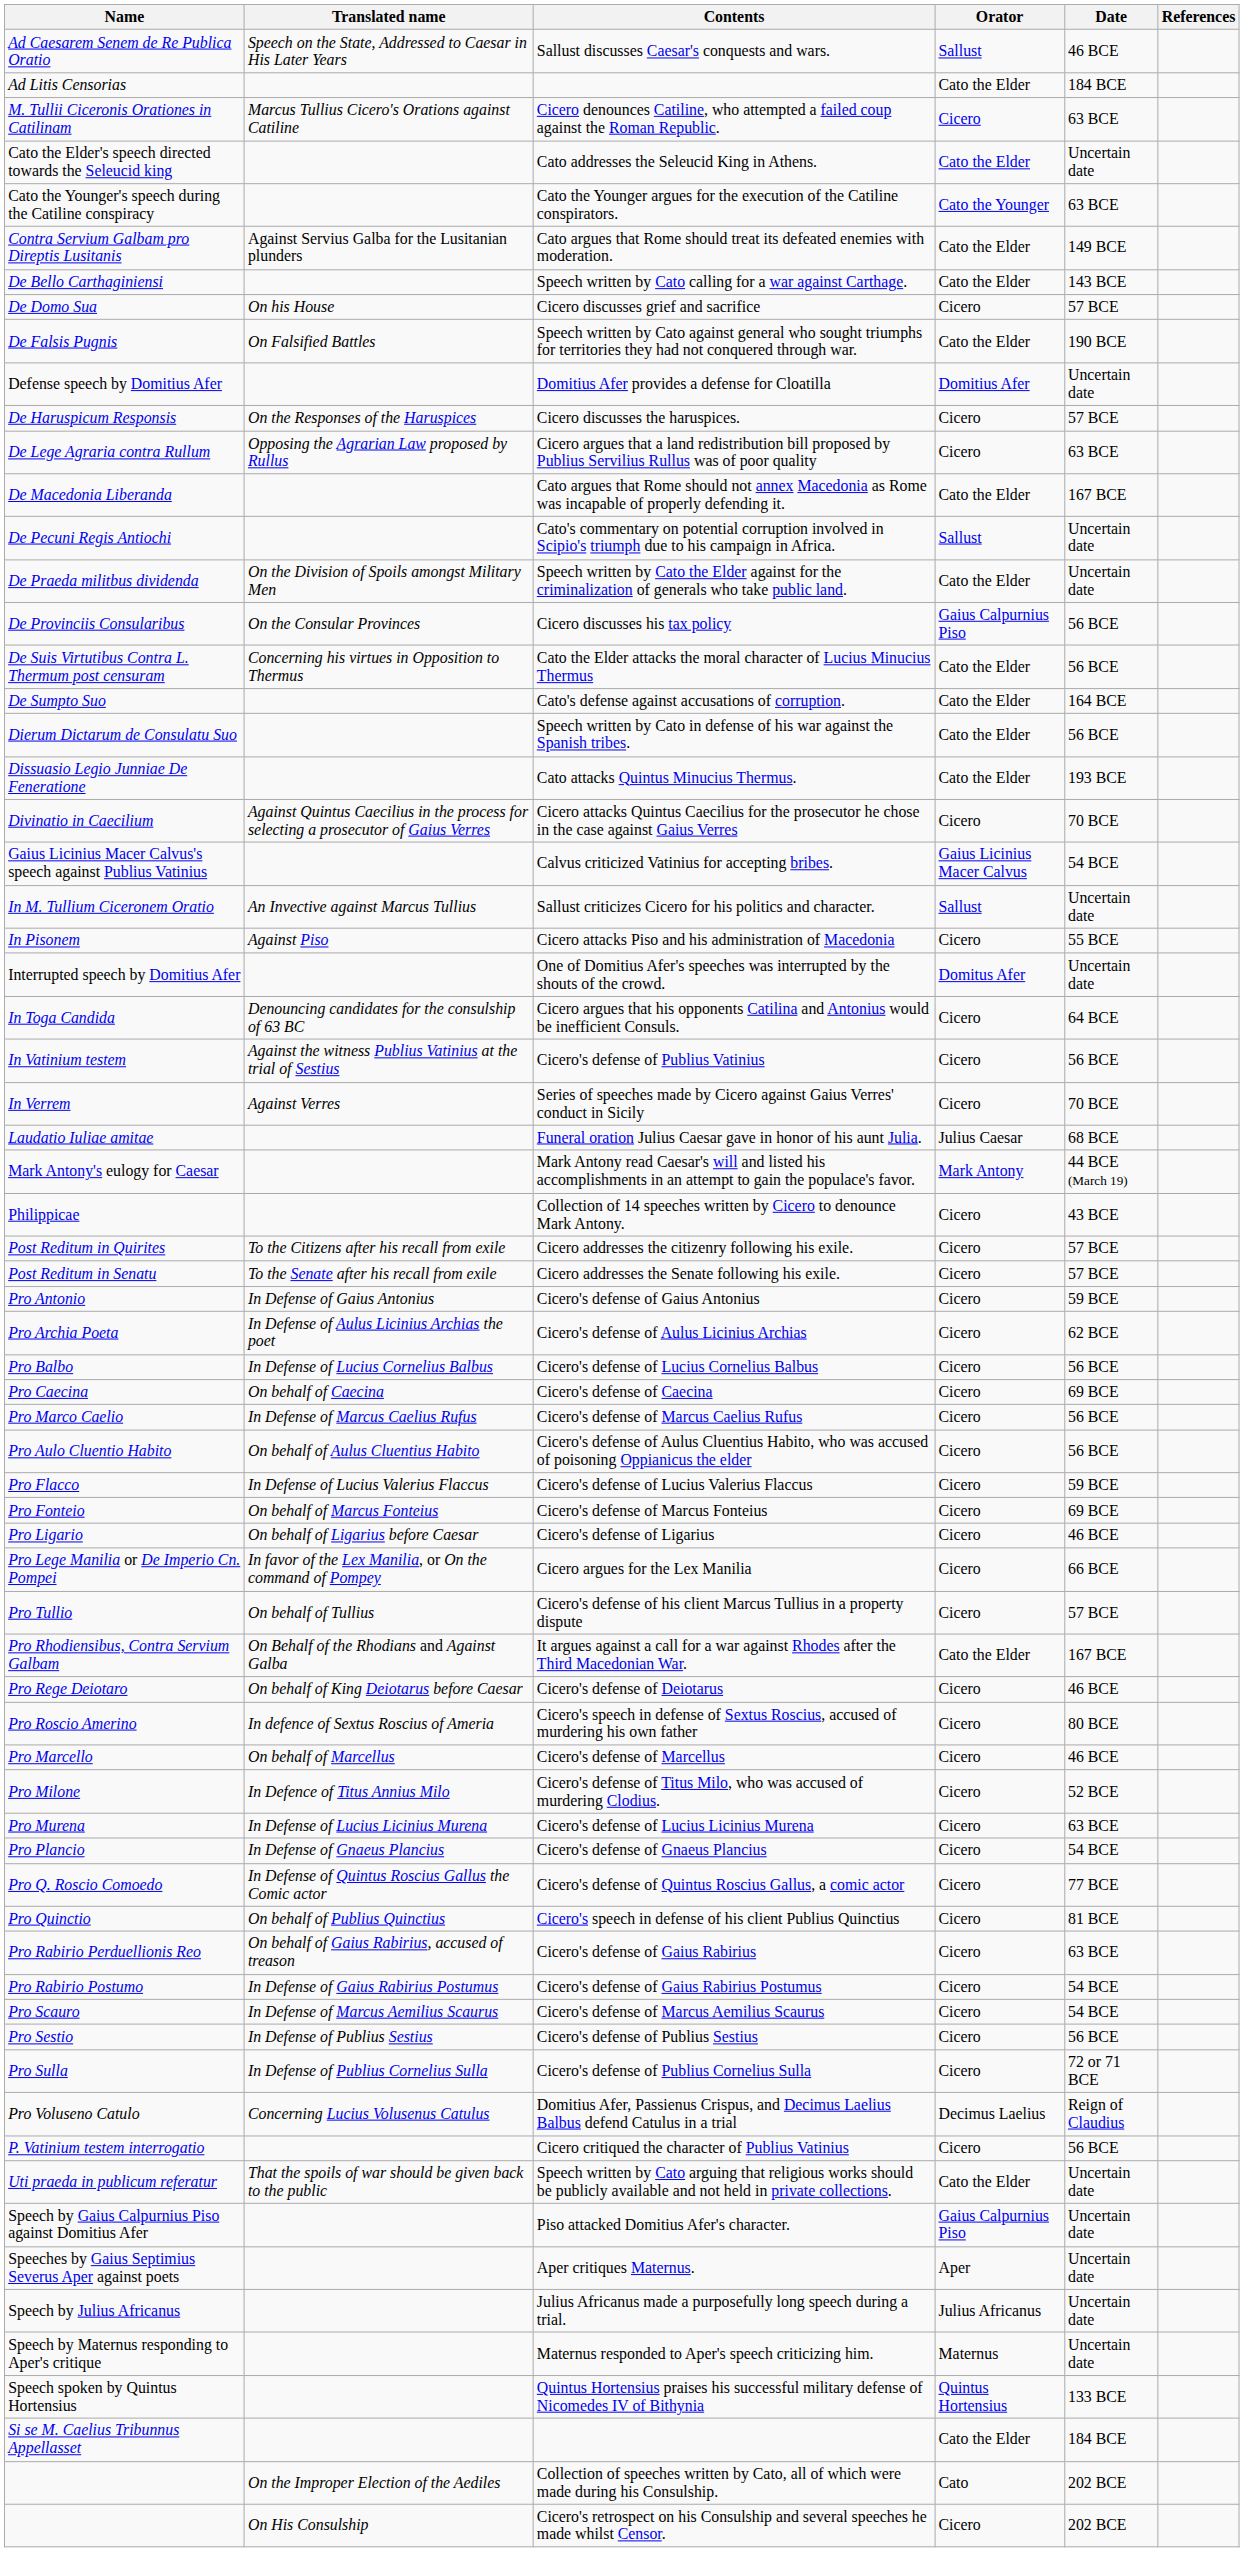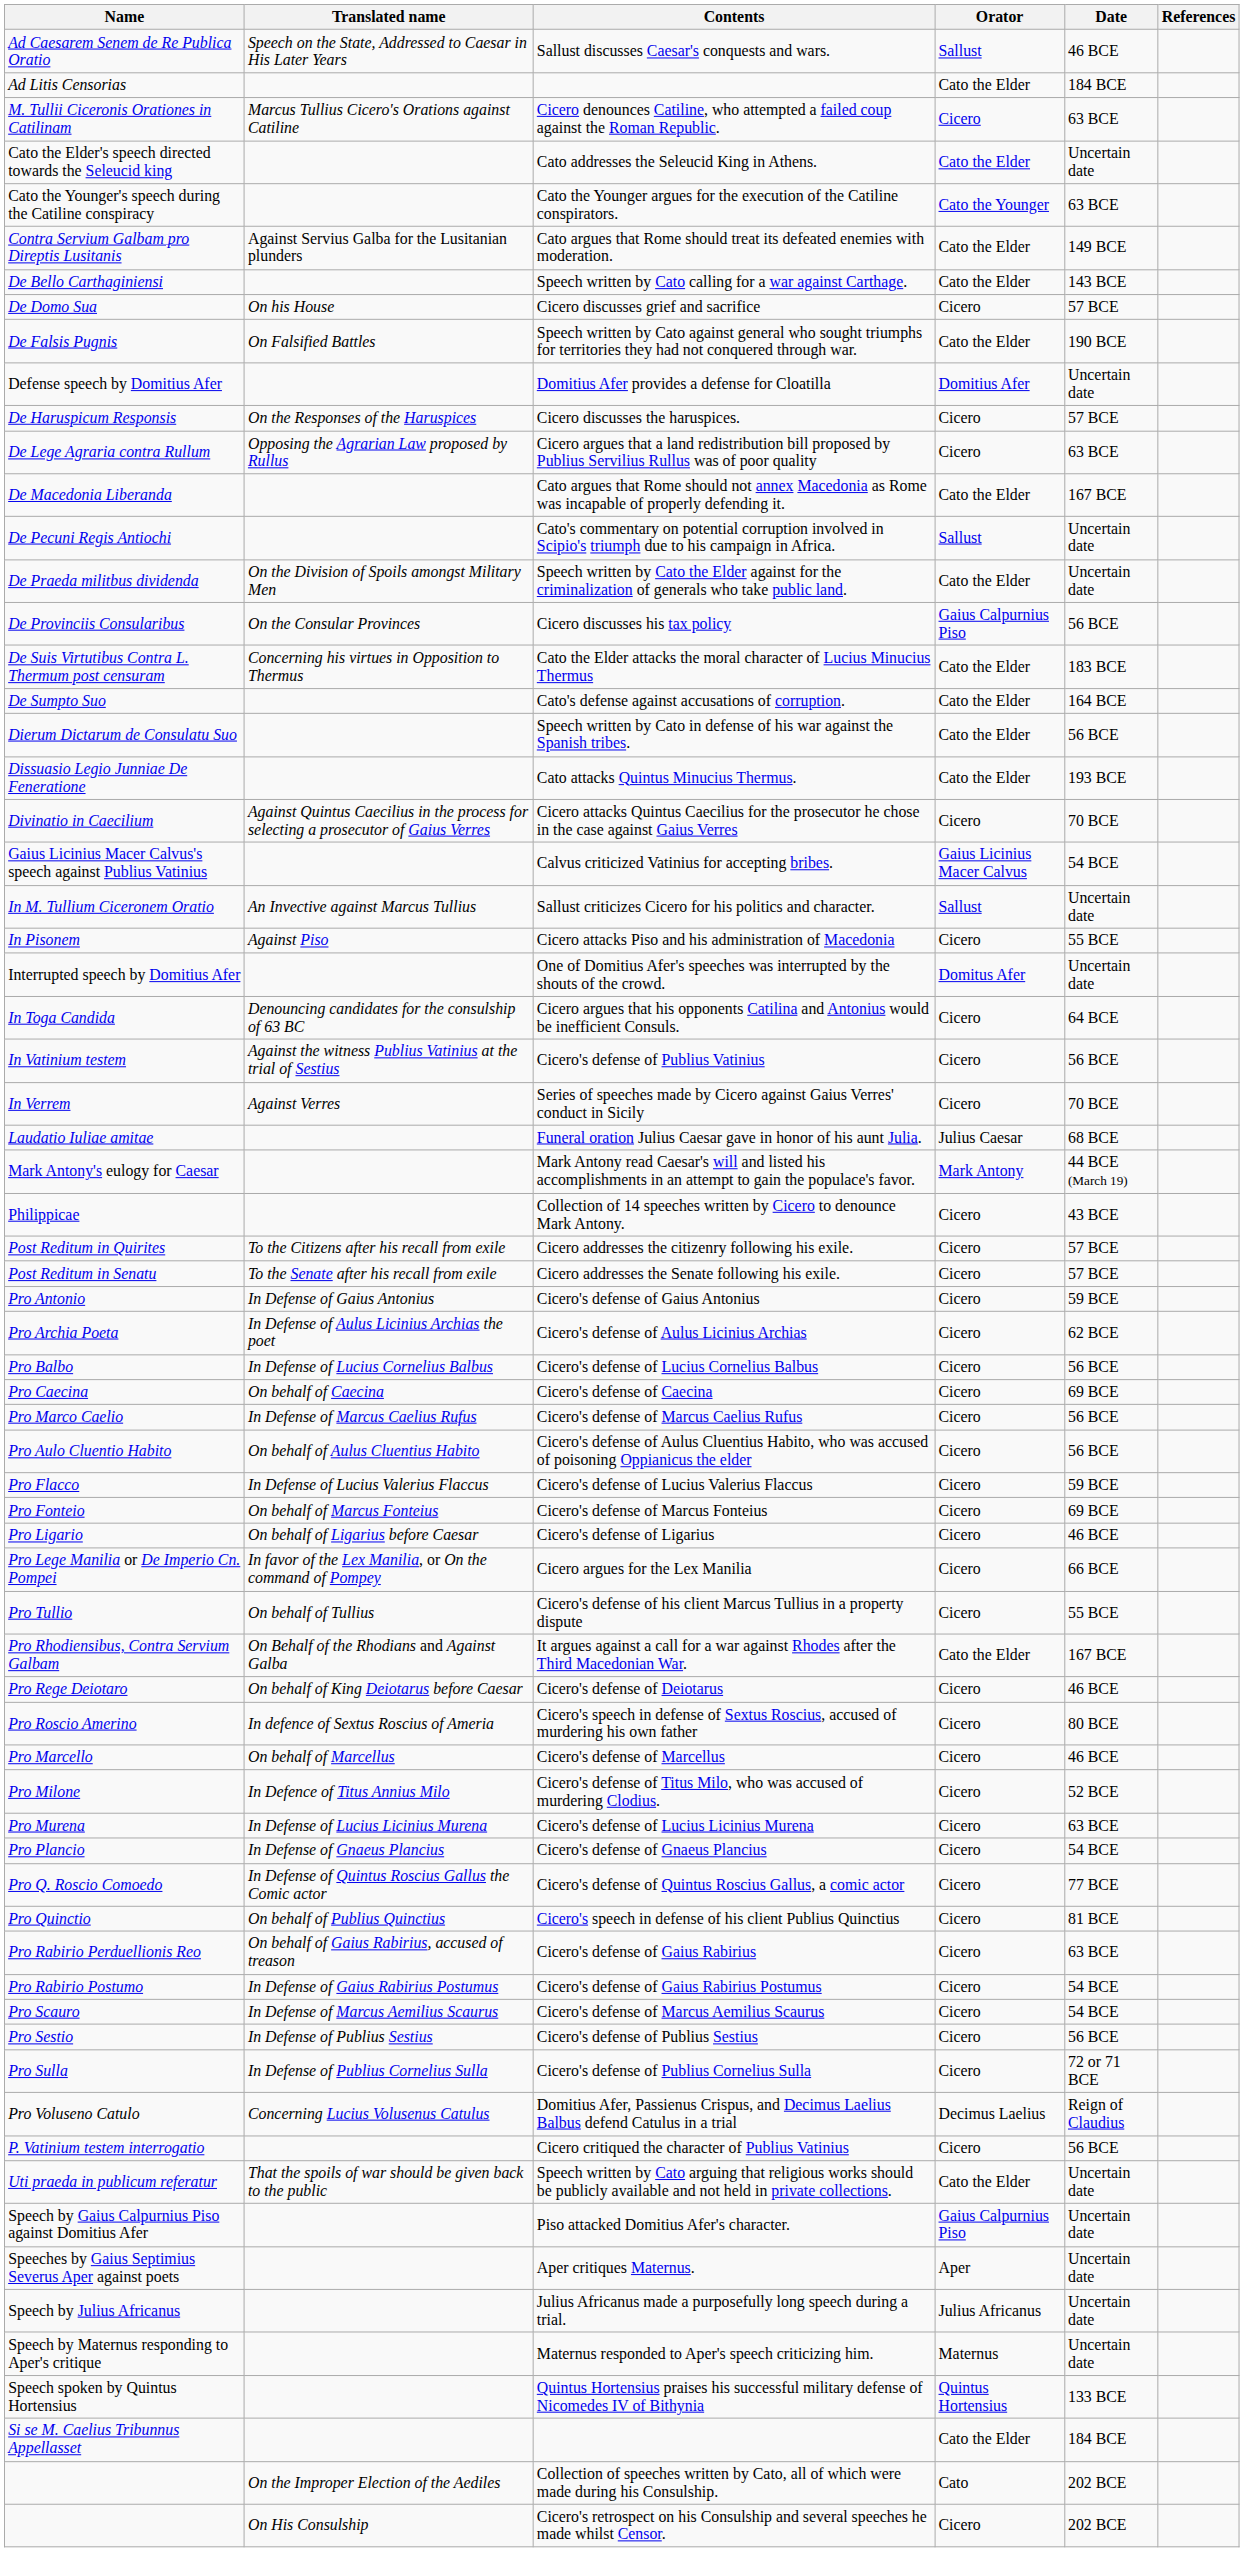(1093, 666) 56 BCE -> (1097, 666) 183 BCE
(1093, 1612) 57 BCE -> (1093, 1612) 55 BCE
